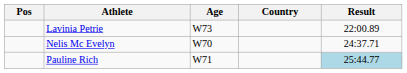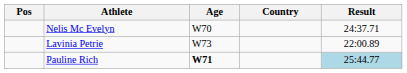rows swapped: (75, 28) <-> (80, 44)
(202, 60) normal -> (202, 60) bold
